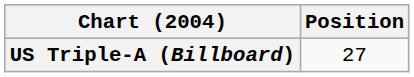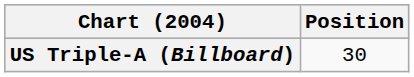(355, 55) 27 -> (355, 55) 30
